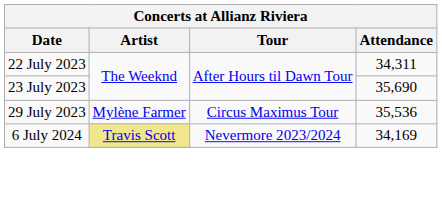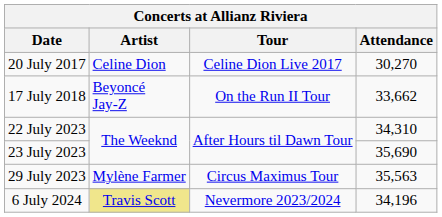+ row: (47, 64)
+ row: (47, 96)
(396, 64) 34,311 -> (396, 128) 34,310
(396, 111) 35,536 -> (396, 176) 35,563
(396, 135) 34,169 -> (396, 200) 34,196
